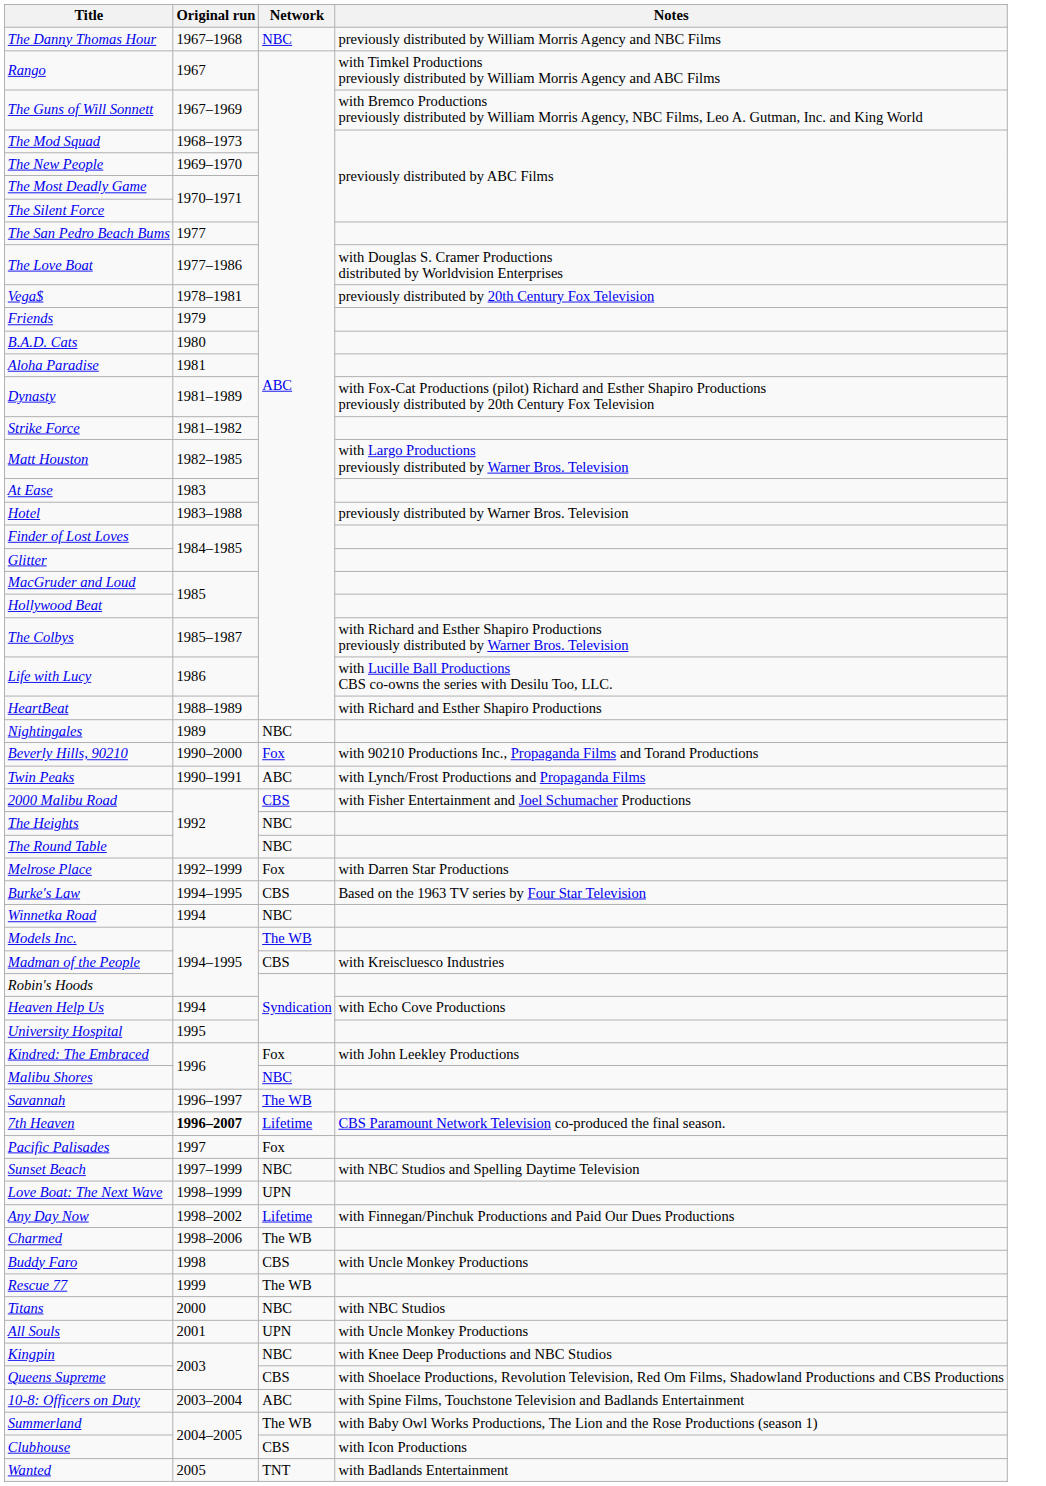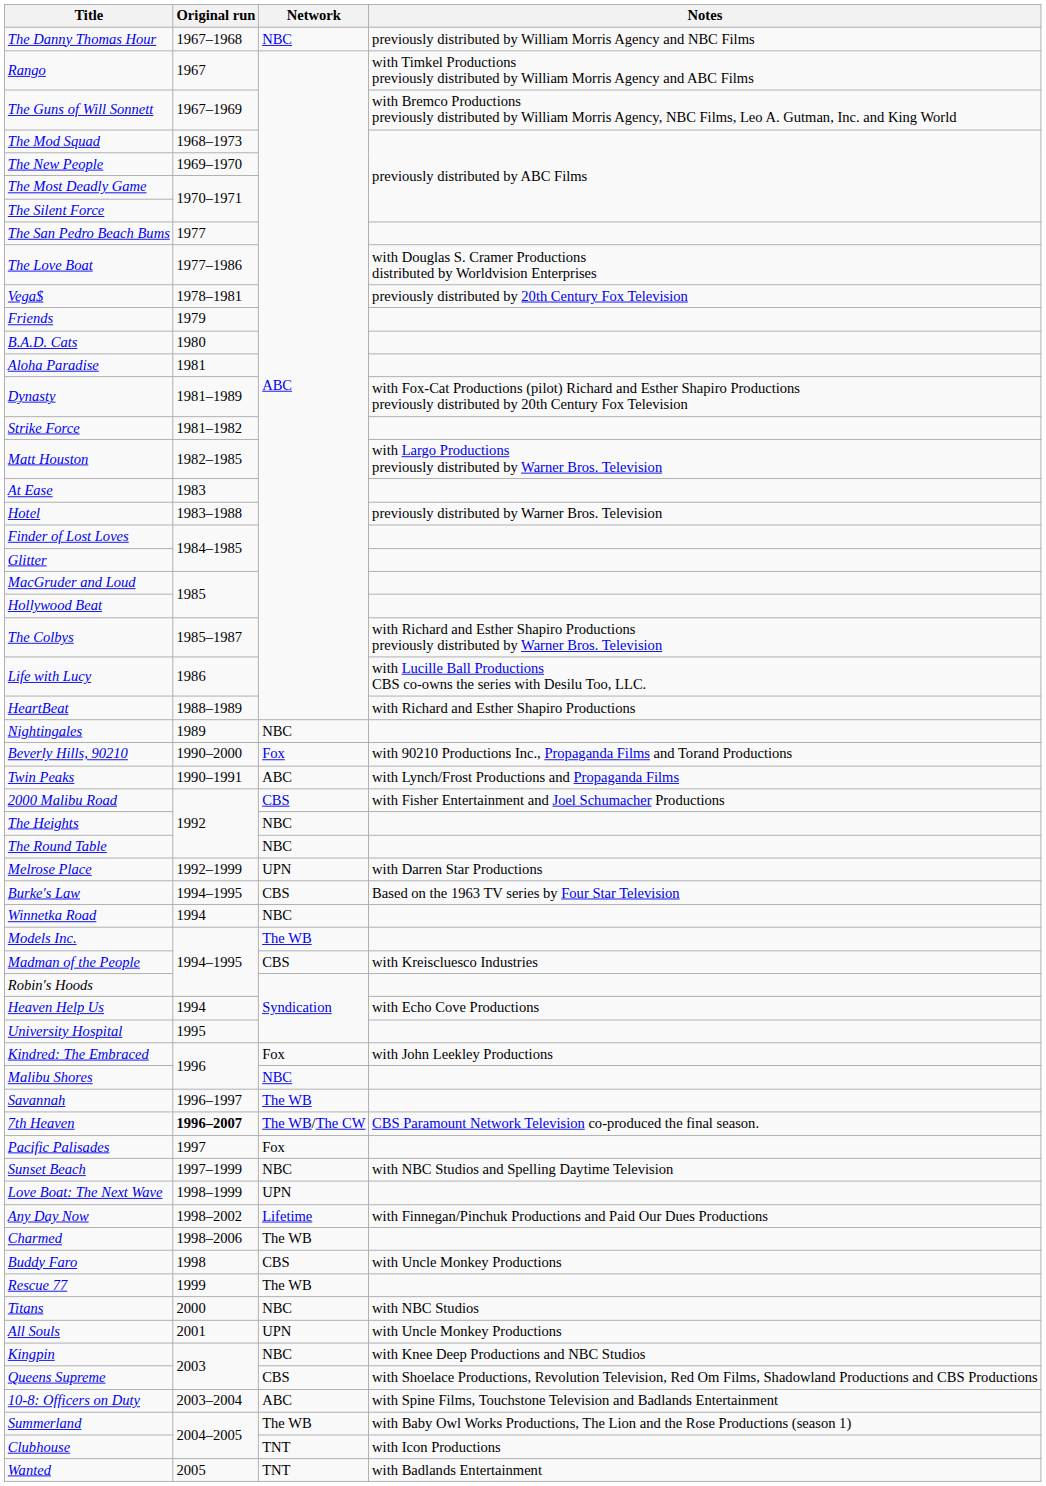(273, 869) Fox -> (277, 869) UPN
(287, 1123) Lifetime -> (314, 1123) The WB/The CW
(276, 1446) CBS -> (276, 1446) TNT
